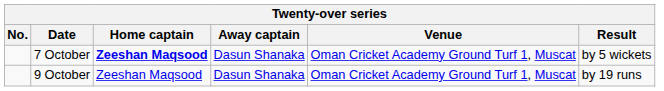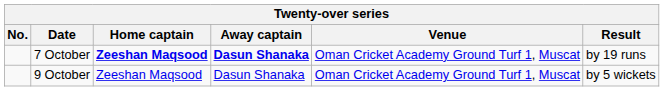(259, 55) normal -> (261, 55) bold
(617, 55) by 5 wickets -> (616, 55) by 19 runs
(612, 75) by 19 runs -> (621, 75) by 5 wickets
